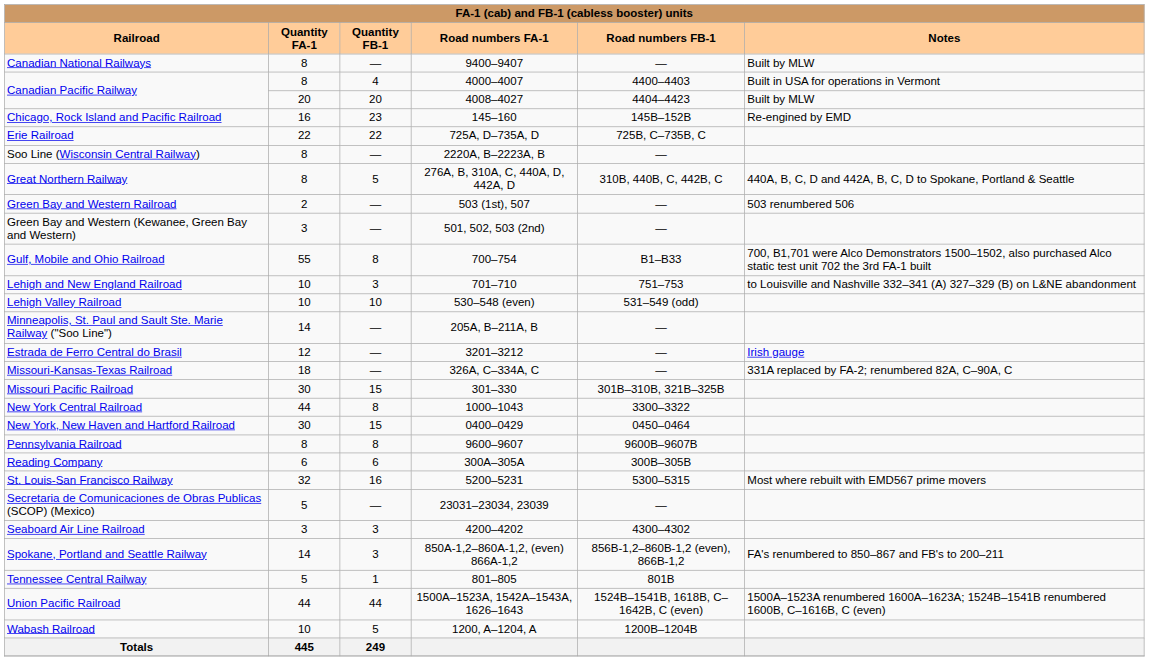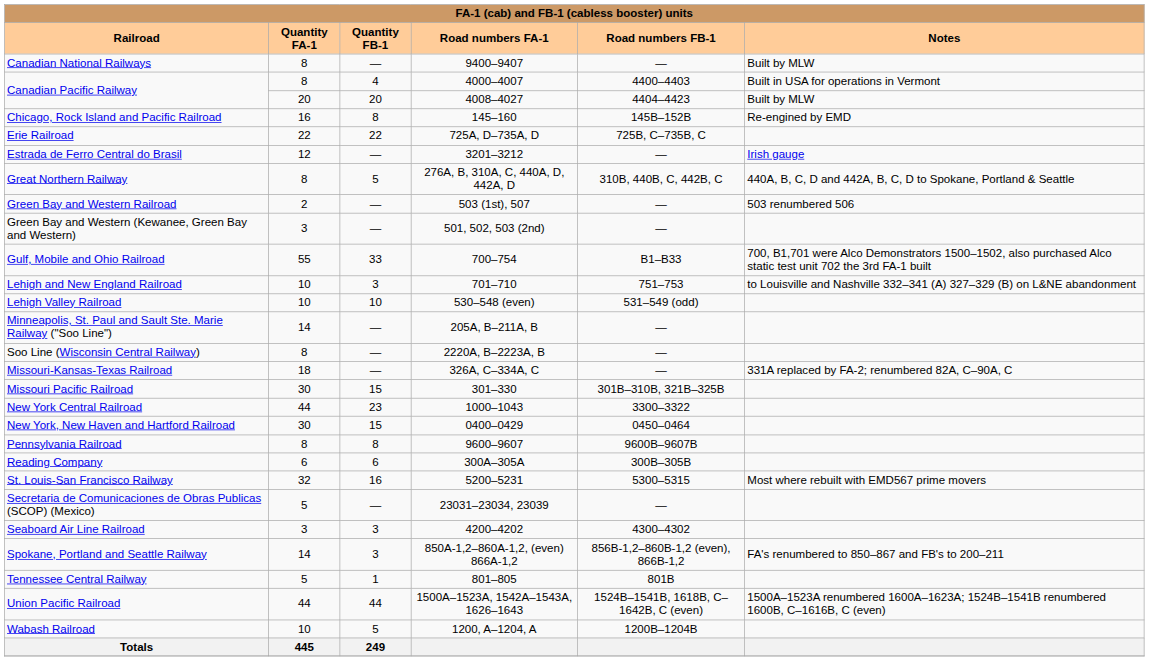(375, 117) 23 -> (375, 117) 8
rows swapped: (94, 352) <-> (103, 154)
(375, 259) 8 -> (375, 259) 33
(375, 407) 8 -> (375, 407) 23
